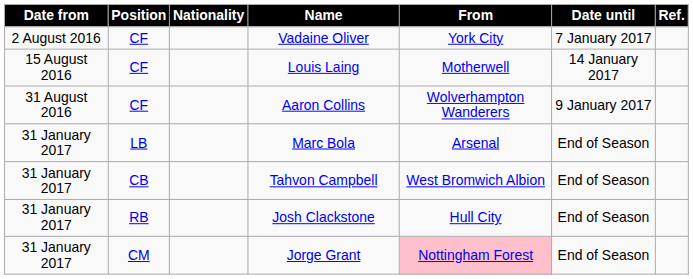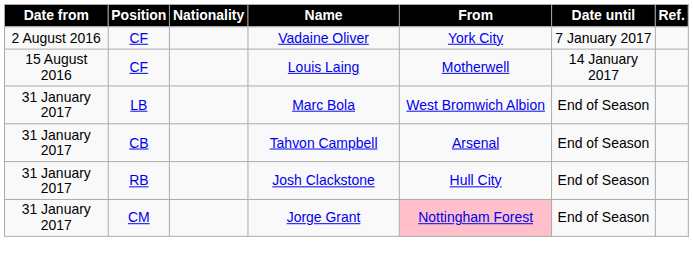- row: (324, 105)
(476, 143) Arsenal -> (476, 105) West Bromwich Albion
(476, 181) West Bromwich Albion -> (476, 143) Arsenal
